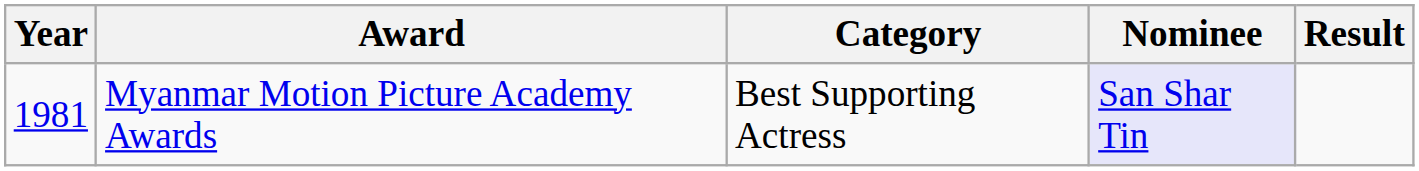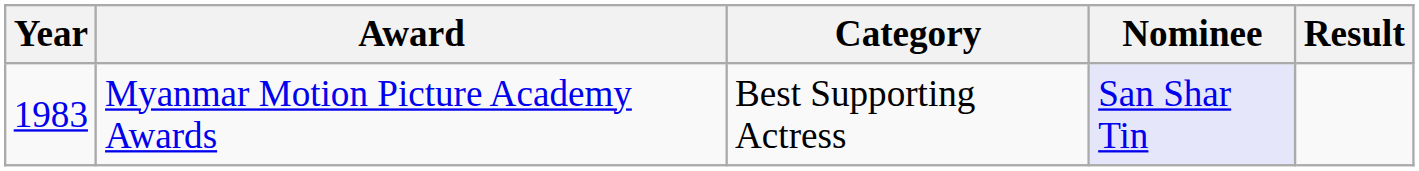(51, 113) 1981 -> (51, 113) 1983
